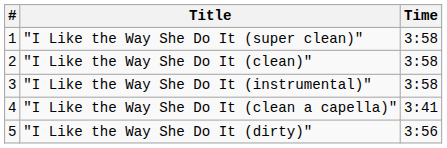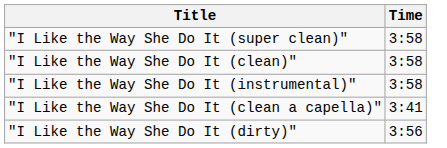- column: (12, 16)
